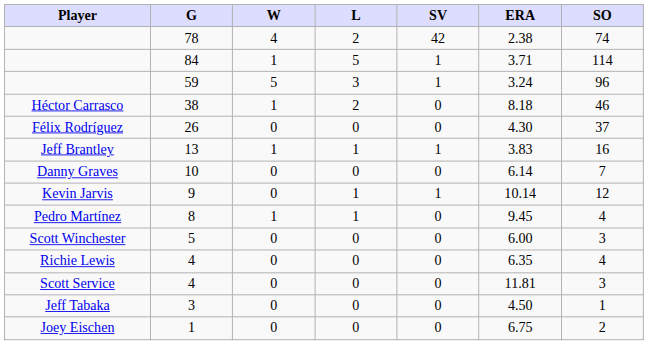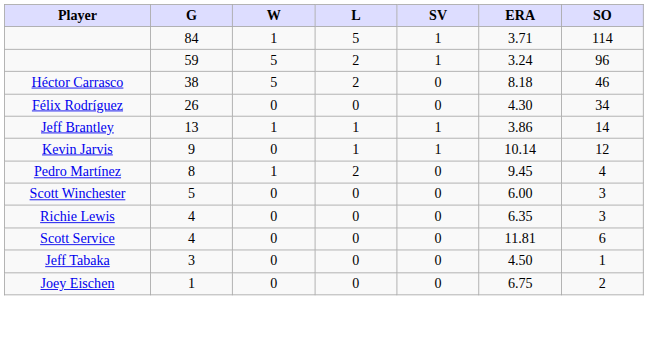- row: (77, 38)
(356, 82) 3 -> (356, 60) 2
(274, 104) 1 -> (274, 82) 5
(602, 127) 37 -> (602, 104) 34
(520, 149) 3.83 -> (520, 127) 3.86
(602, 149) 16 -> (602, 127) 14
- row: (77, 171)
(356, 216) 1 -> (356, 171) 2
(602, 261) 4 -> (602, 216) 3
(602, 283) 3 -> (602, 238) 6
